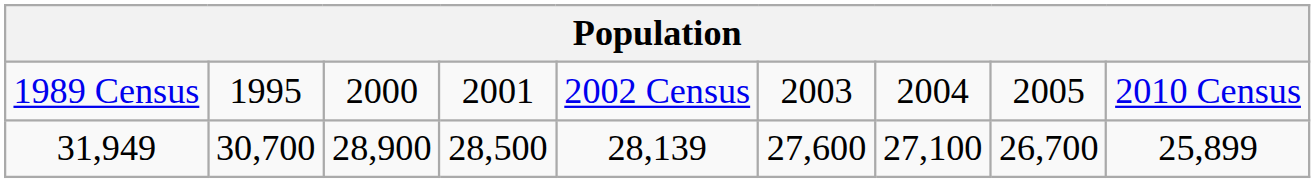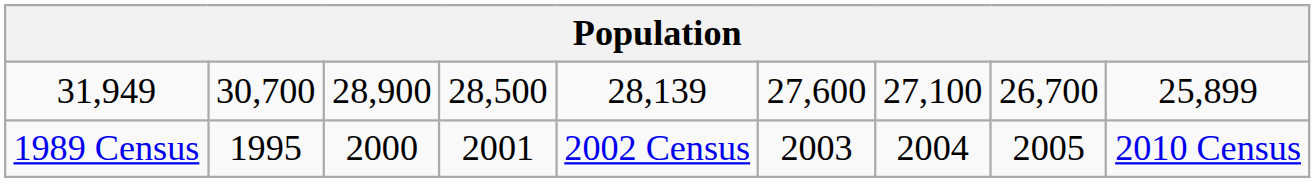rows swapped: (106, 90) <-> (106, 147)
